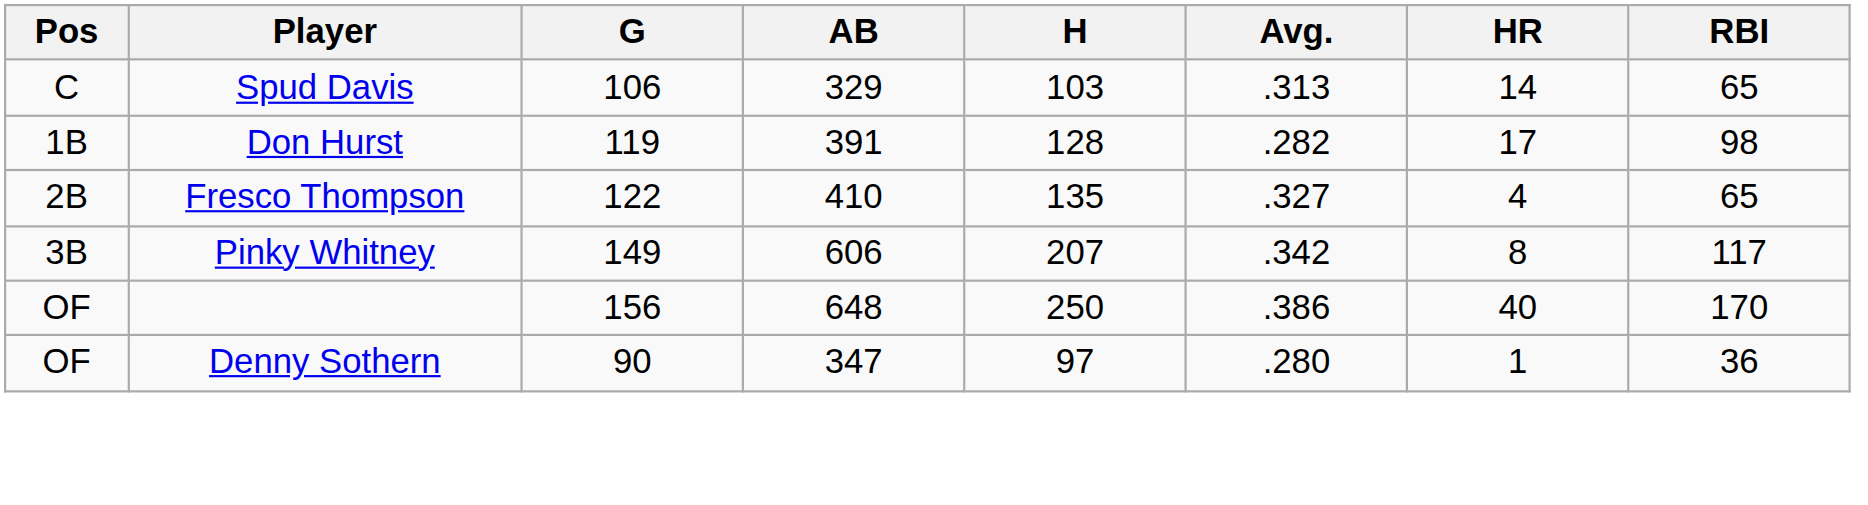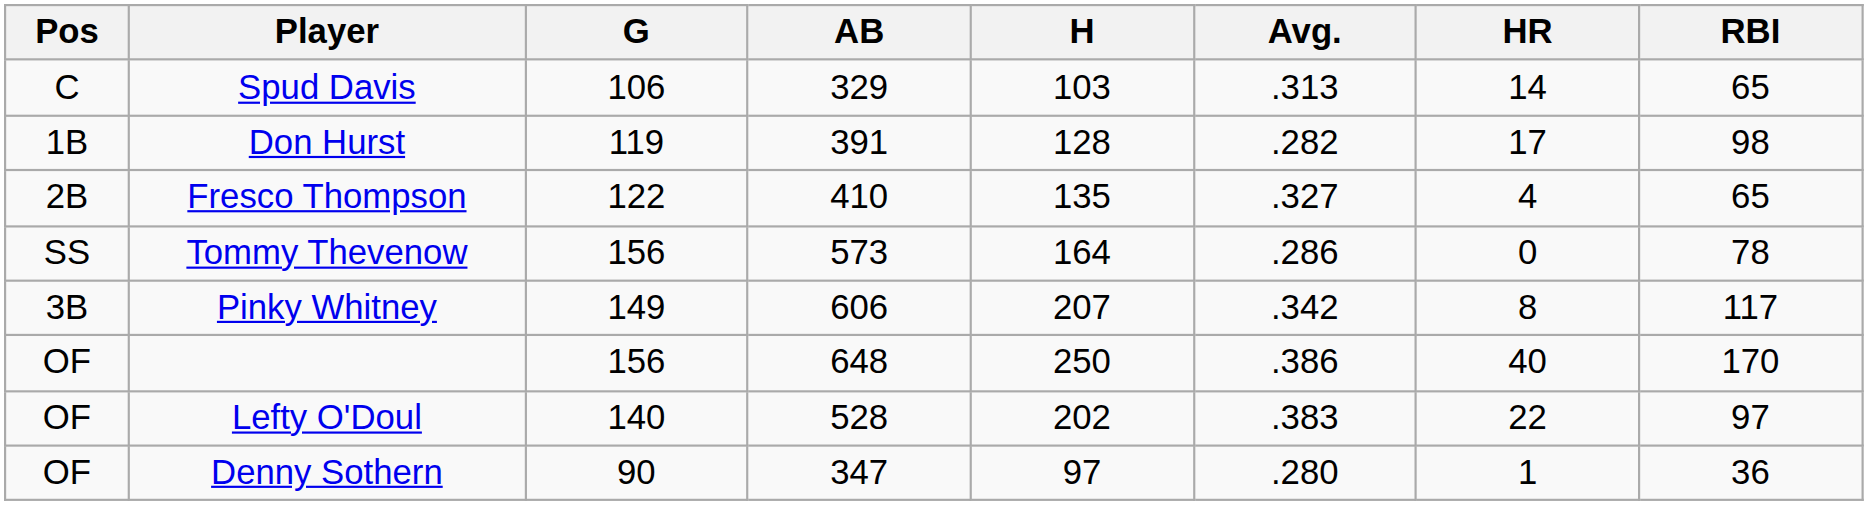+ row: (327, 252)
+ row: (327, 417)
